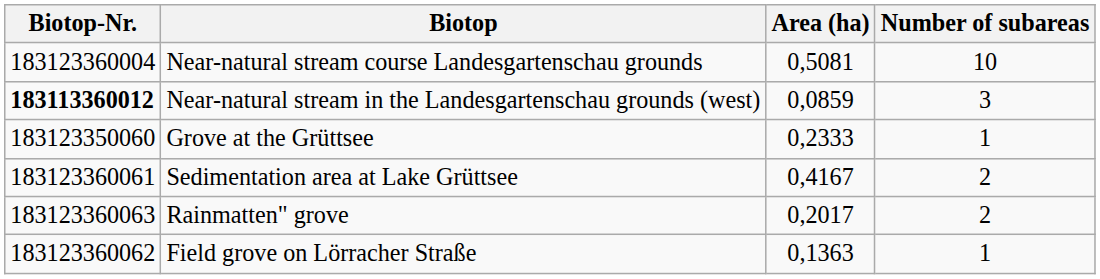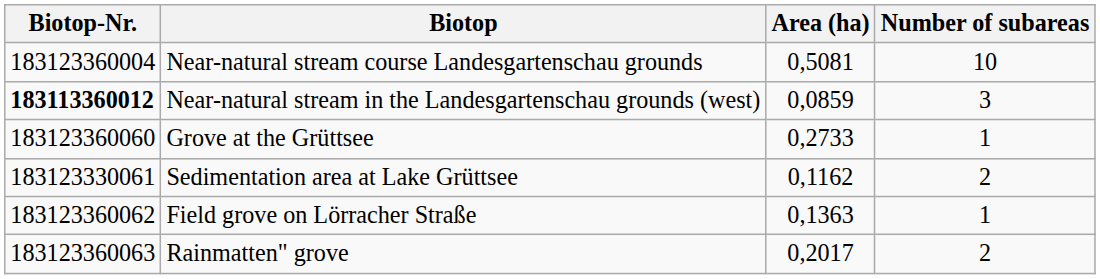(83, 138) 183123350060 -> (83, 138) 183123360060
(821, 138) 0,2333 -> (821, 138) 0,2733
(83, 176) 183123360061 -> (83, 176) 183123330061
(821, 176) 0,4167 -> (821, 176) 0,1162
rows swapped: (321, 253) <-> (258, 215)
